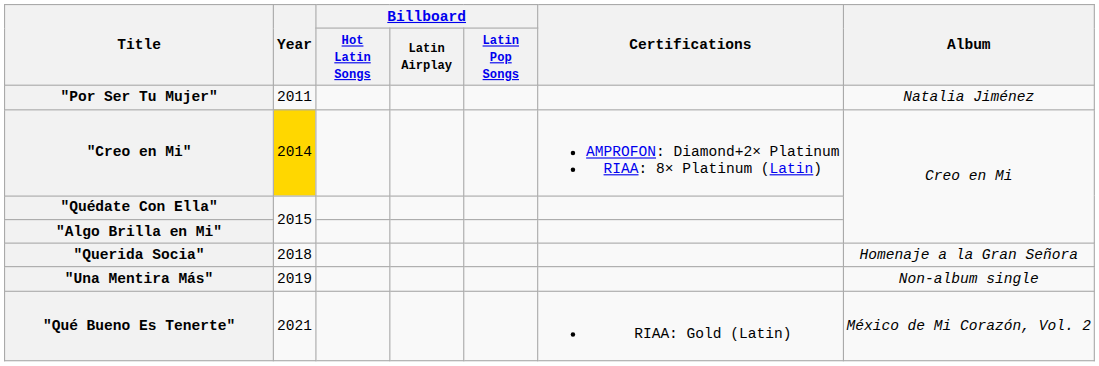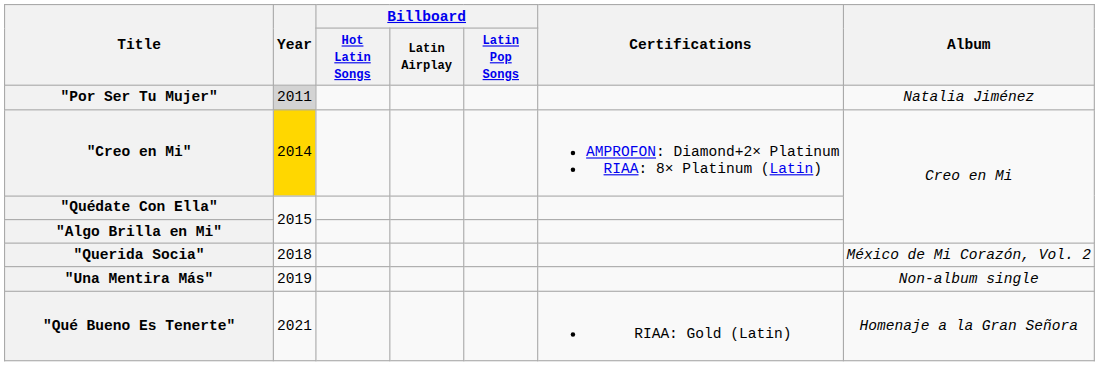(295, 97) no background -> (295, 97) lightgrey background
(969, 255) Homenaje a la Gran Señora -> (969, 255) México de Mi Corazón, Vol. 2
(969, 326) México de Mi Corazón, Vol. 2 -> (969, 326) Homenaje a la Gran Señora
